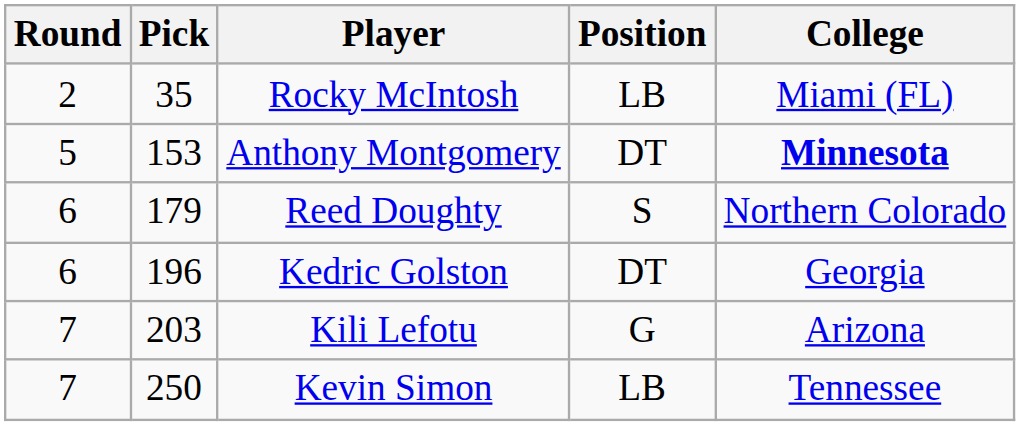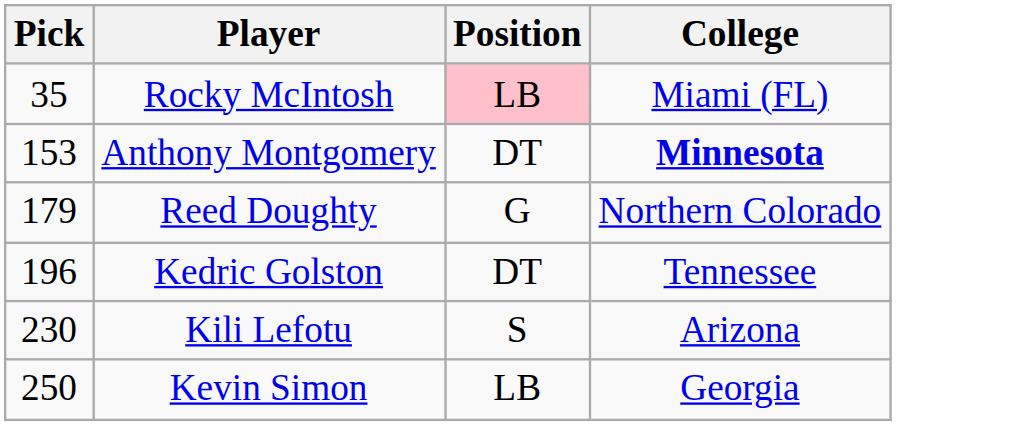- column: (68, 34)
(642, 93) no background -> (517, 93) pink background
(642, 211) S -> (517, 211) G
(865, 270) Georgia -> (740, 270) Tennessee
(174, 329) 203 -> (49, 329) 230
(642, 329) G -> (517, 329) S
(865, 388) Tennessee -> (740, 388) Georgia
